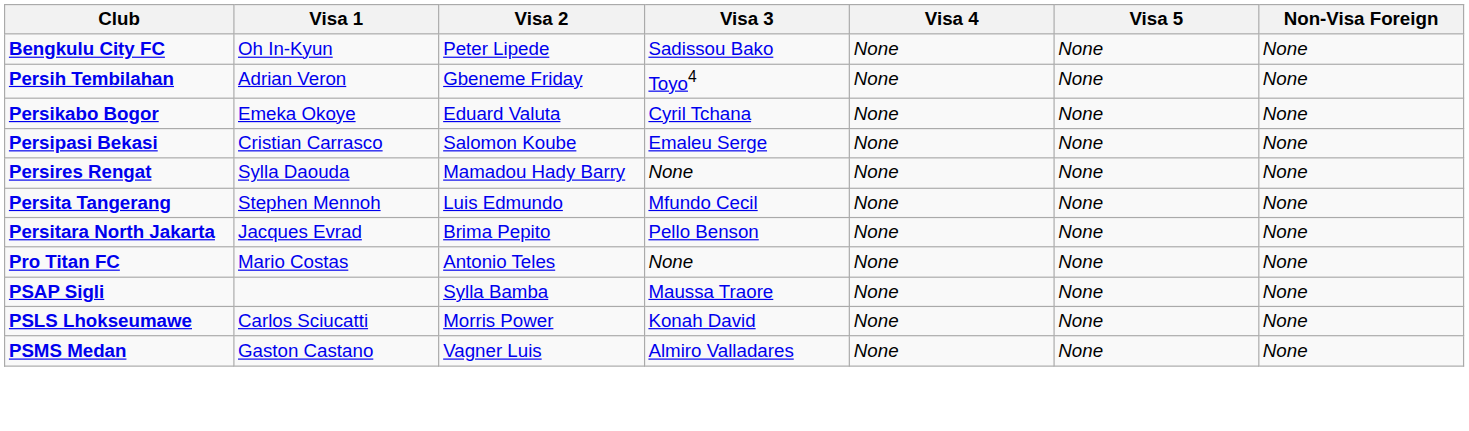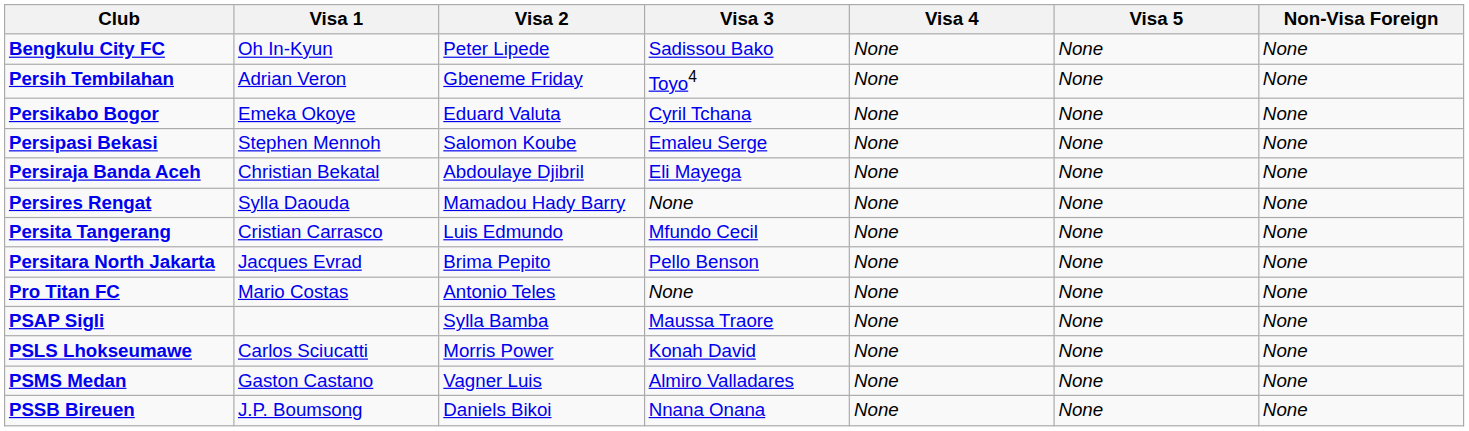(310, 143) Cristian Carrasco -> (309, 143) Stephen Mennoh
+ row: (105, 172)
(309, 202) Stephen Mennoh -> (310, 232) Cristian Carrasco
+ row: (72, 410)
